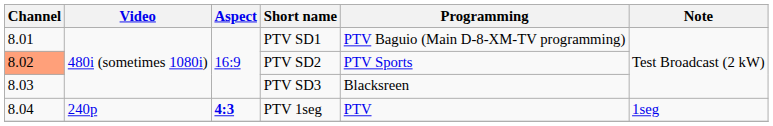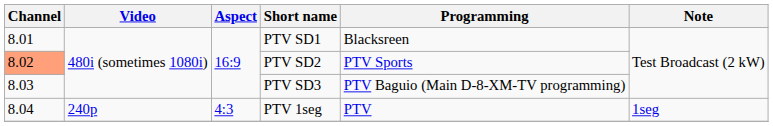(485, 39) PTV Baguio (Main D-8-XM-TV programming) -> (376, 39) Blacksreen
(376, 86) Blacksreen -> (485, 86) PTV Baguio (Main D-8-XM-TV programming)
(224, 109) bold -> (224, 109) normal
